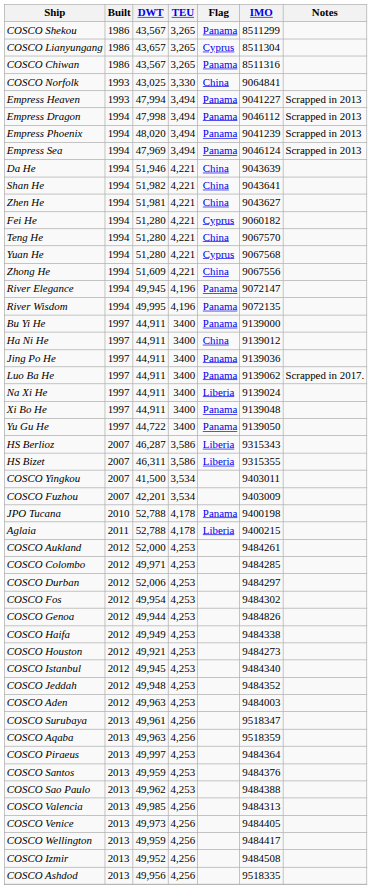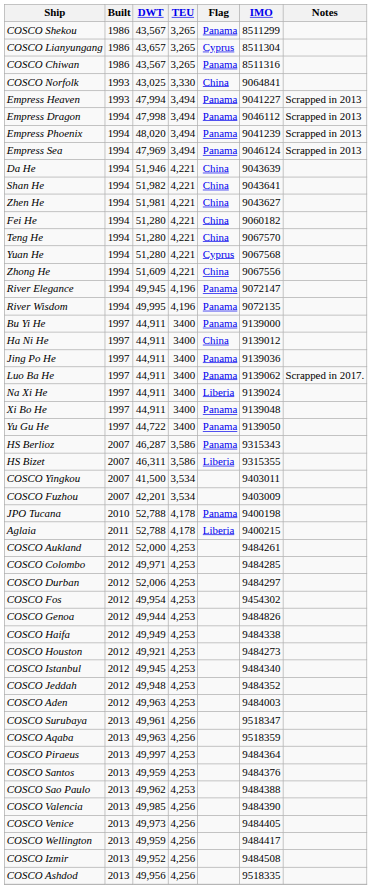(217, 220) Cyprus -> (214, 220) China
(217, 444) Liberia -> (219, 444) Panama
(261, 599) 9484302 -> (261, 599) 9454302
(261, 806) 9484313 -> (261, 806) 9484390
